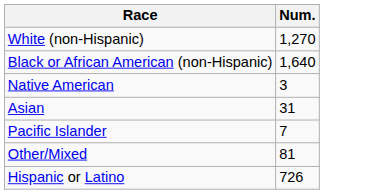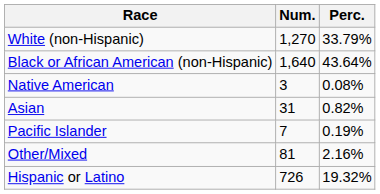+ column: (347, 16)
